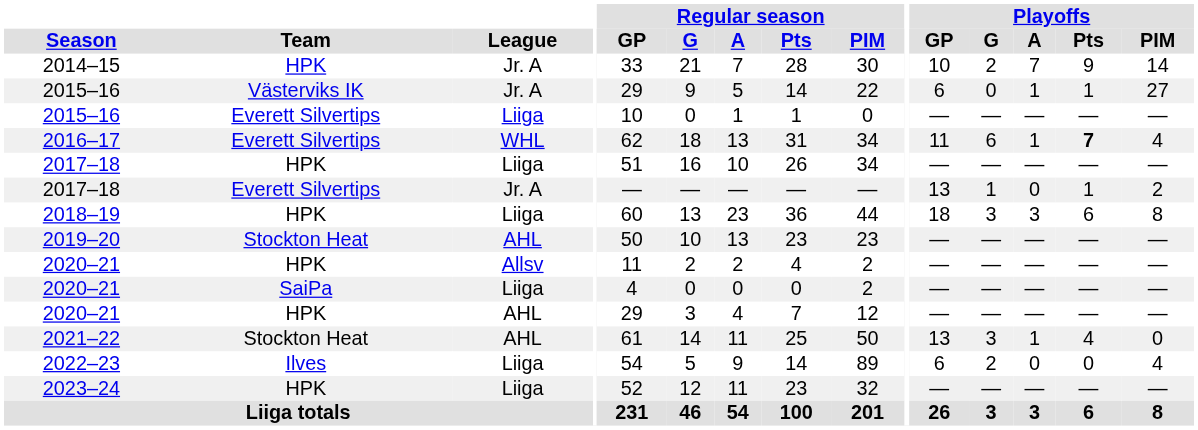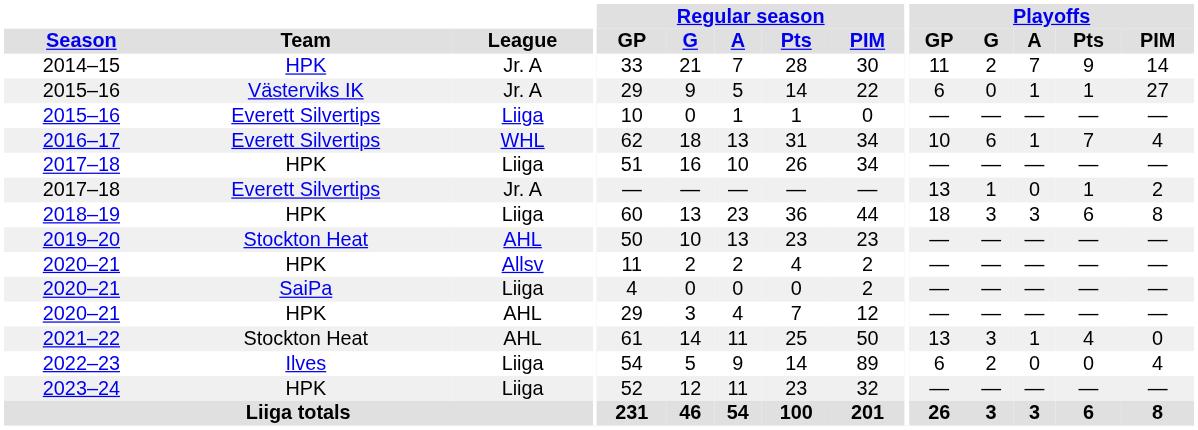(939, 65) 10 -> (939, 65) 11
(939, 140) 11 -> (939, 140) 10
(1089, 140) bold -> (1089, 140) normal
